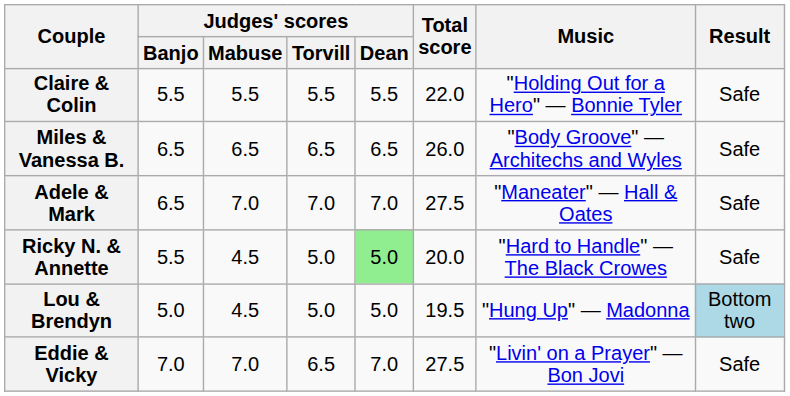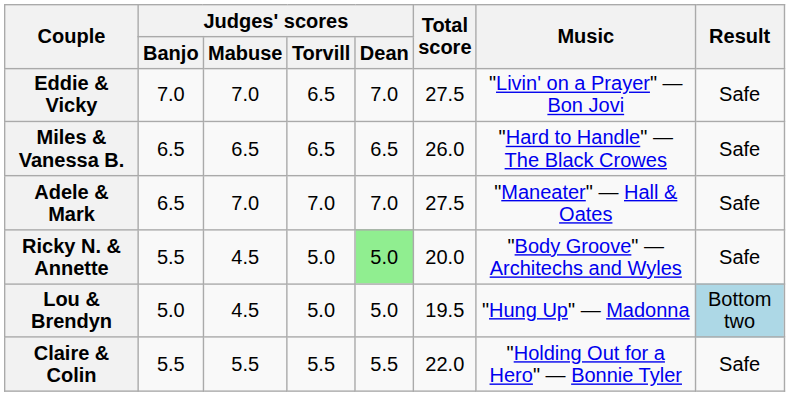rows swapped: (72, 95) <-> (72, 365)
(586, 149) "Body Groove" — Architechs and Wyles -> (586, 149) "Hard to Handle" — The Black Crowes
(586, 257) "Hard to Handle" — The Black Crowes -> (586, 257) "Body Groove" — Architechs and Wyles
